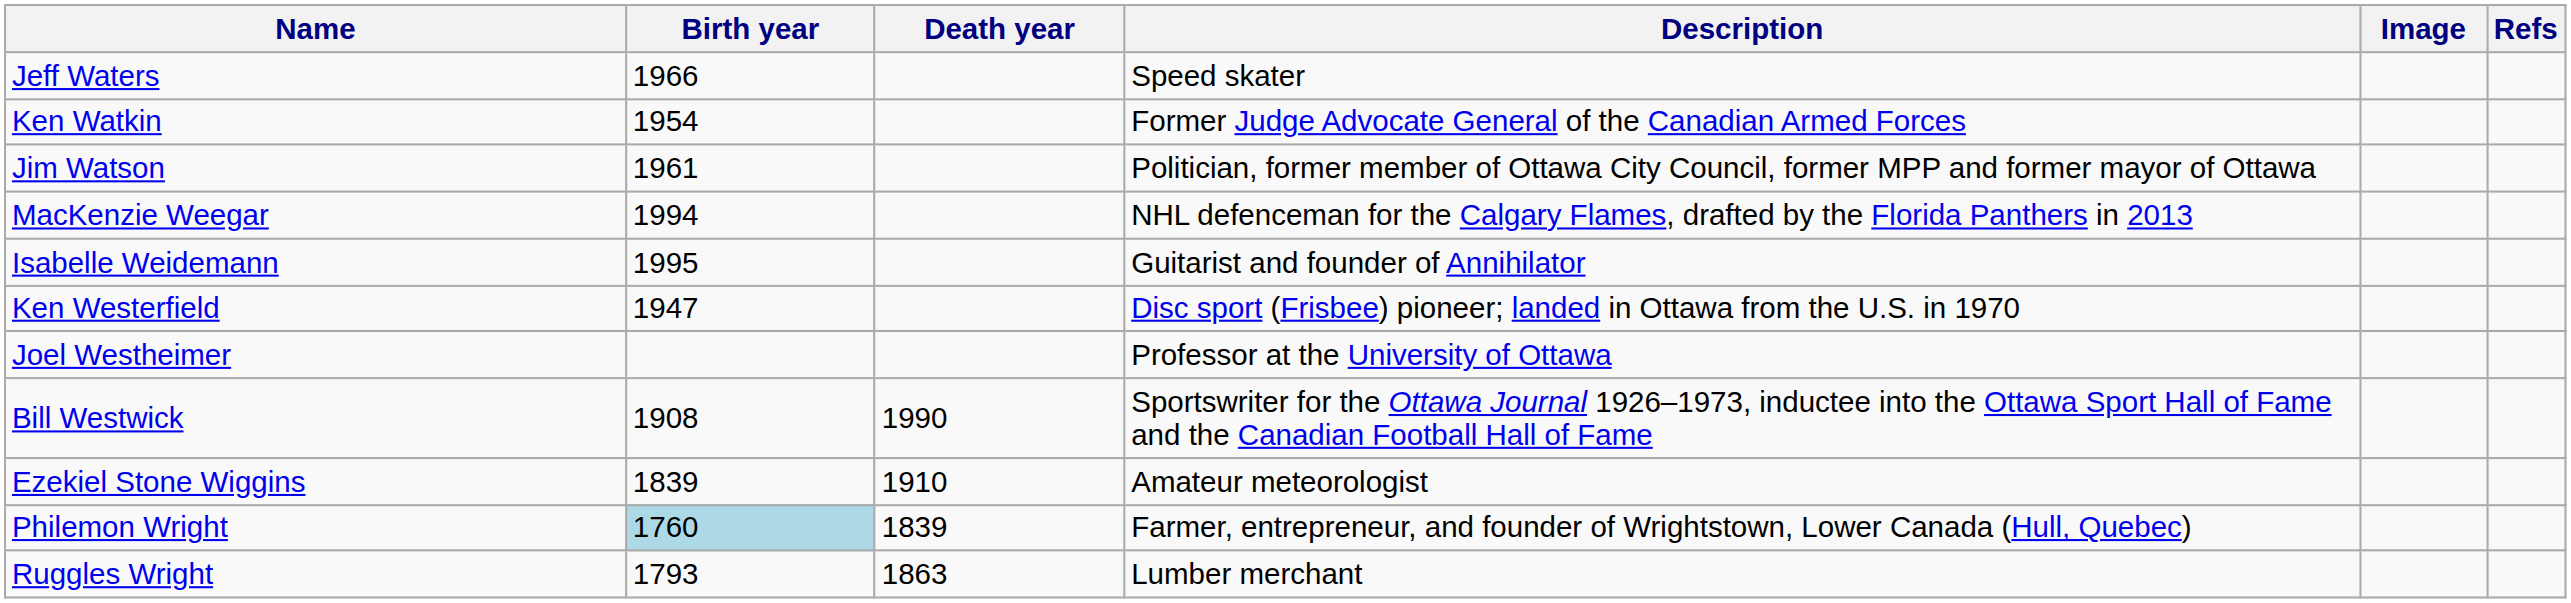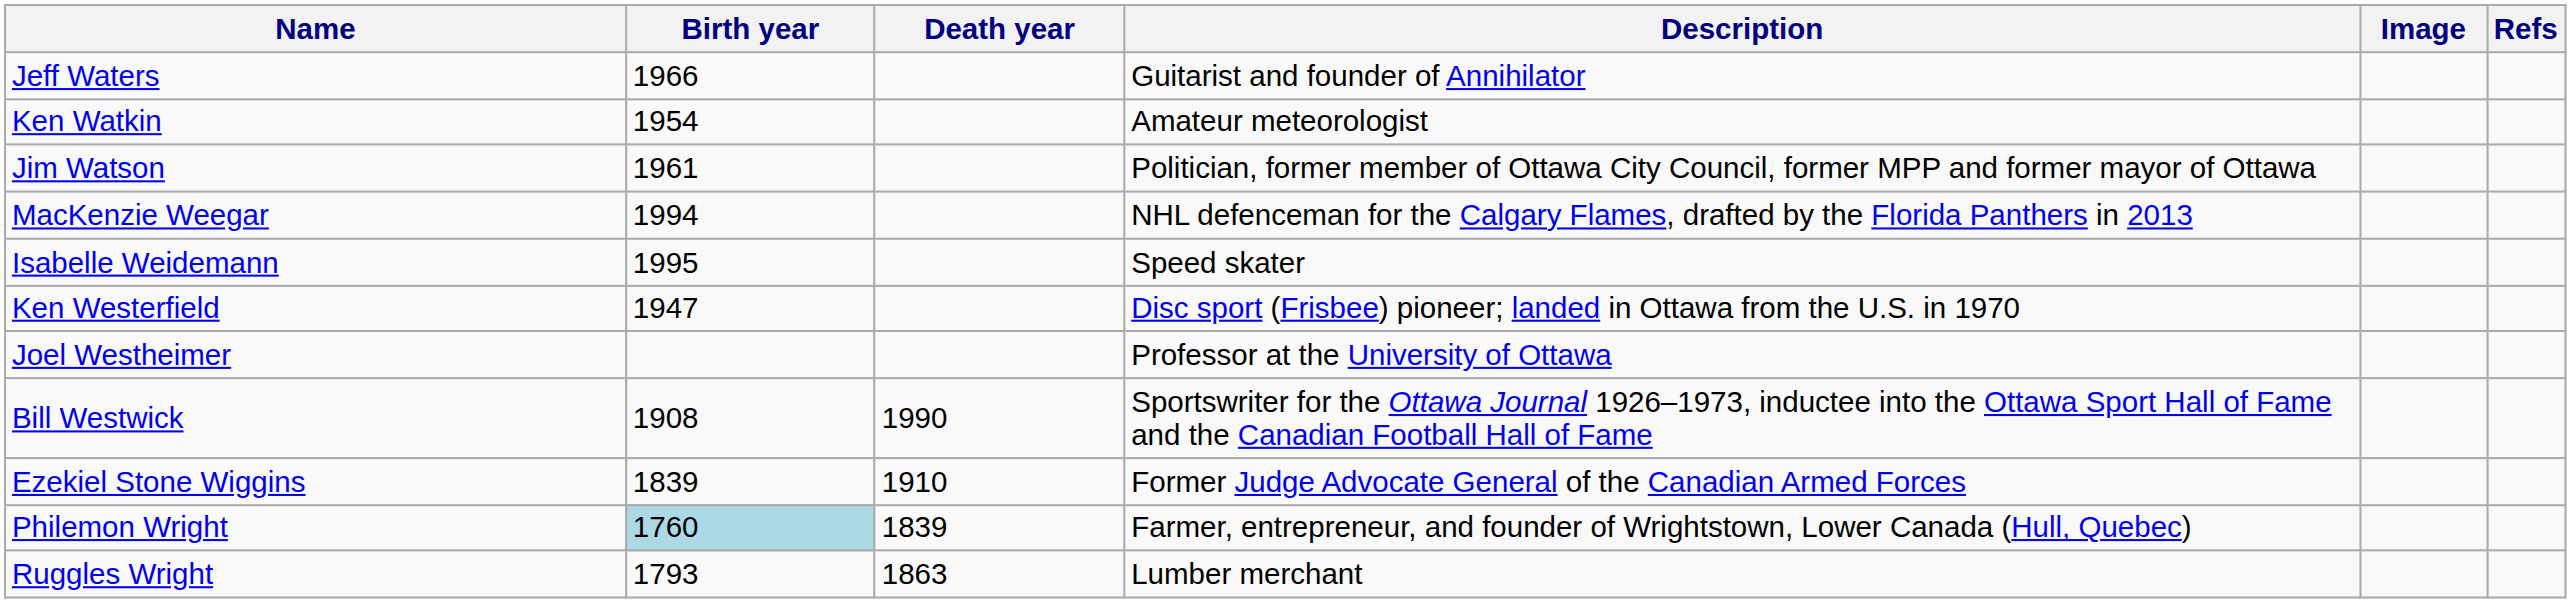(1218, 75) Speed skater -> (1358, 75) Guitarist and founder of Annihilator
(1549, 122) Former Judge Advocate General of the Canadian Armed Forces -> (1280, 122) Amateur meteorologist
(1358, 262) Guitarist and founder of Annihilator -> (1218, 262) Speed skater
(1280, 481) Amateur meteorologist -> (1549, 481) Former Judge Advocate General of the Canadian Armed Forces
